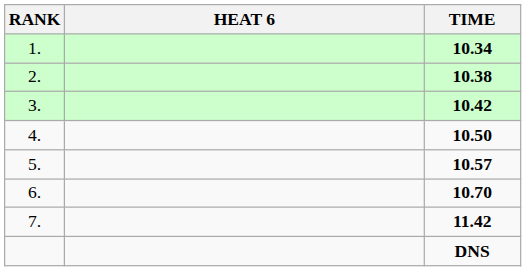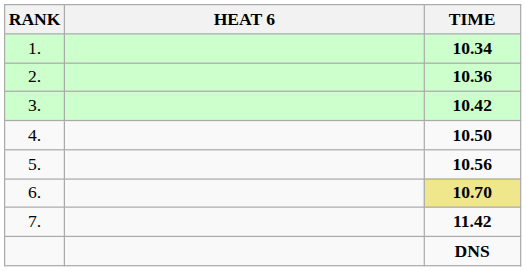(472, 77) 10.38 -> (472, 77) 10.36
(472, 164) 10.57 -> (472, 164) 10.56
(472, 193) no background -> (472, 193) khaki background
